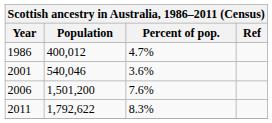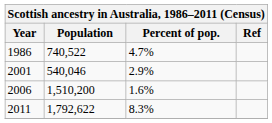(66, 52) 400,012 -> (66, 52) 740,522
(141, 71) 3.6% -> (141, 71) 2.9%
(71, 90) 1,501,200 -> (71, 90) 1,510,200
(141, 90) 7.6% -> (141, 90) 1.6%
